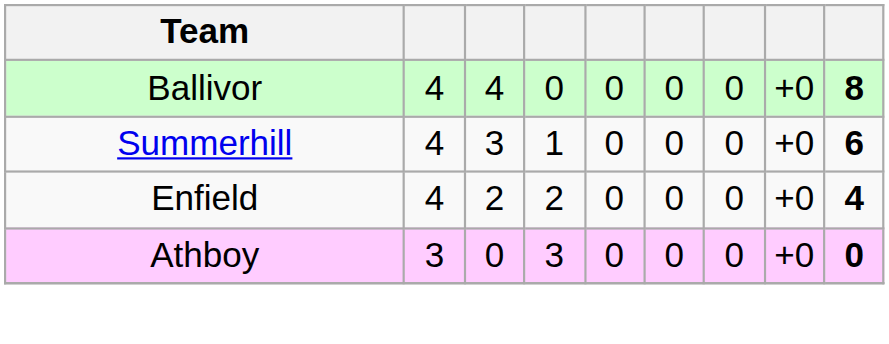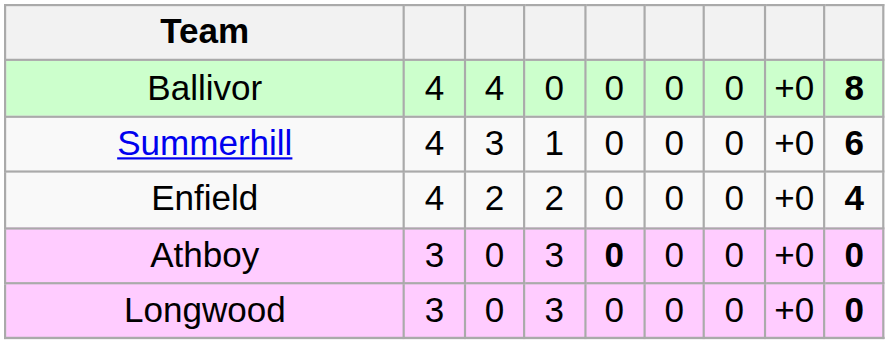(614, 254) normal -> (614, 254) bold
+ row: (205, 310)
